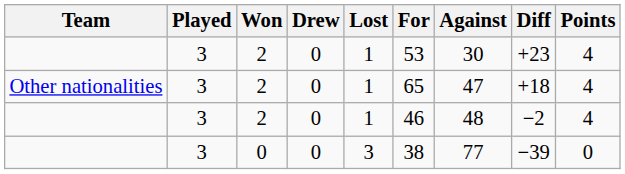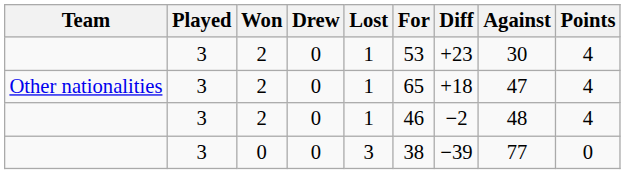columns swapped: (473, 20) <-> (534, 20)
